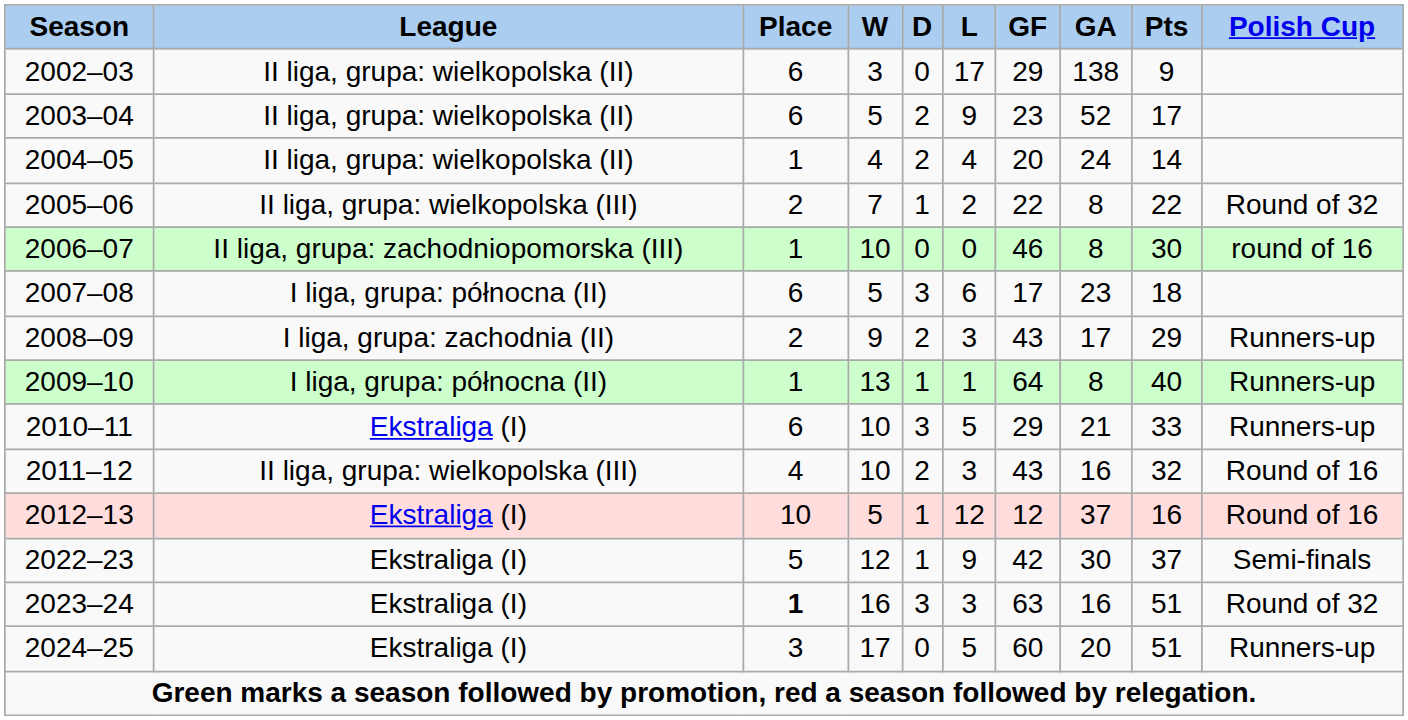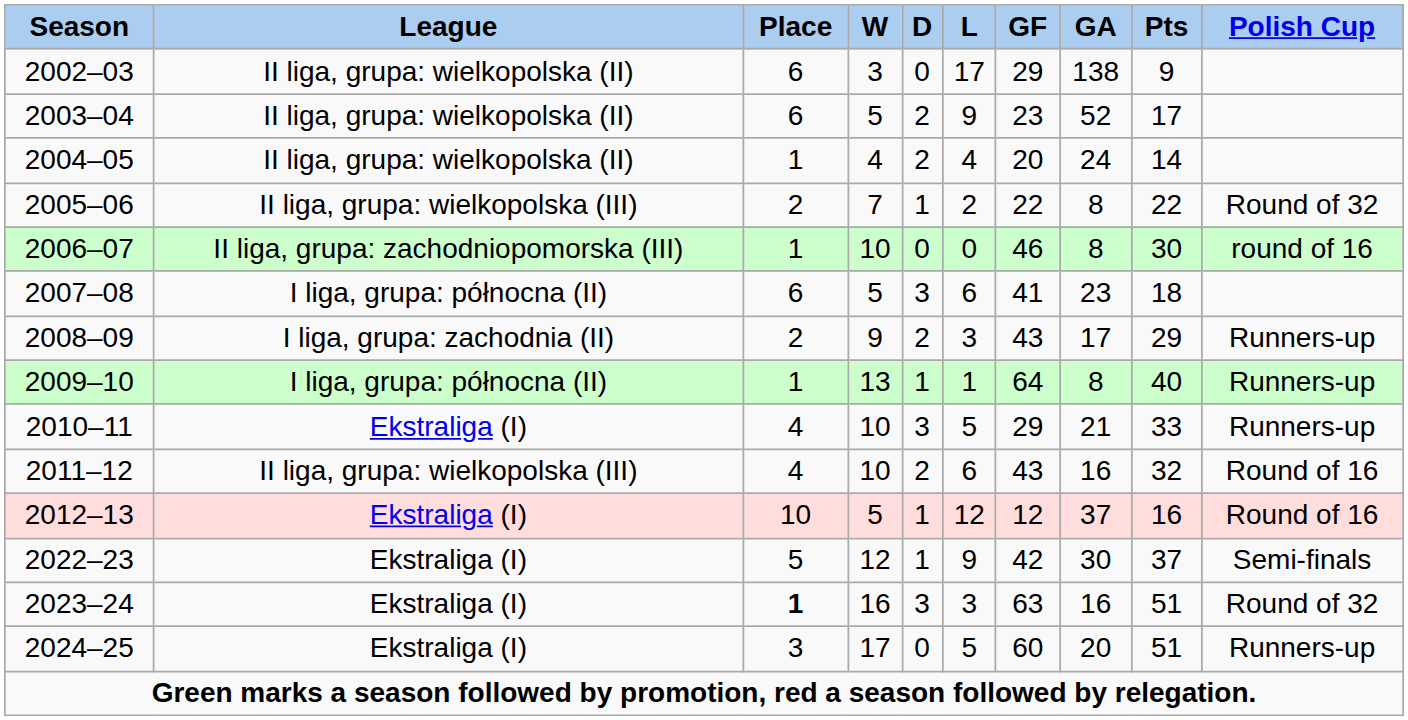(1028, 293) 17 -> (1028, 293) 41
(796, 426) 6 -> (796, 426) 4
(969, 470) 3 -> (969, 470) 6
